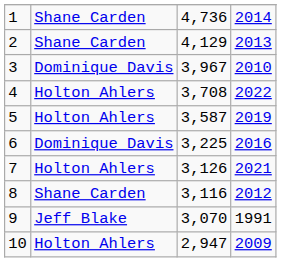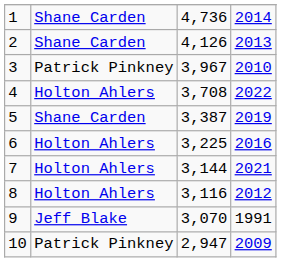(204, 42) 4,129 -> (204, 42) 4,126
(104, 68) Dominique Davis -> (104, 68) Patrick Pinkney
(95, 118) Holton Ahlers -> (90, 118) Shane Carden
(204, 118) 3,587 -> (204, 118) 3,387
(104, 143) Dominique Davis -> (95, 143) Holton Ahlers
(204, 168) 3,126 -> (204, 168) 3,144
(90, 194) Shane Carden -> (95, 194) Holton Ahlers
(95, 244) Holton Ahlers -> (104, 244) Patrick Pinkney
